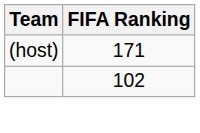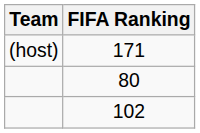+ row: (129, 81)
